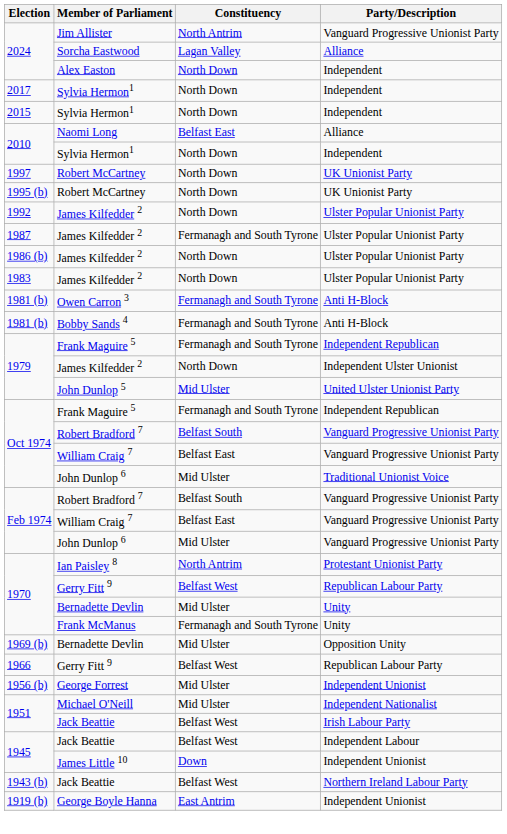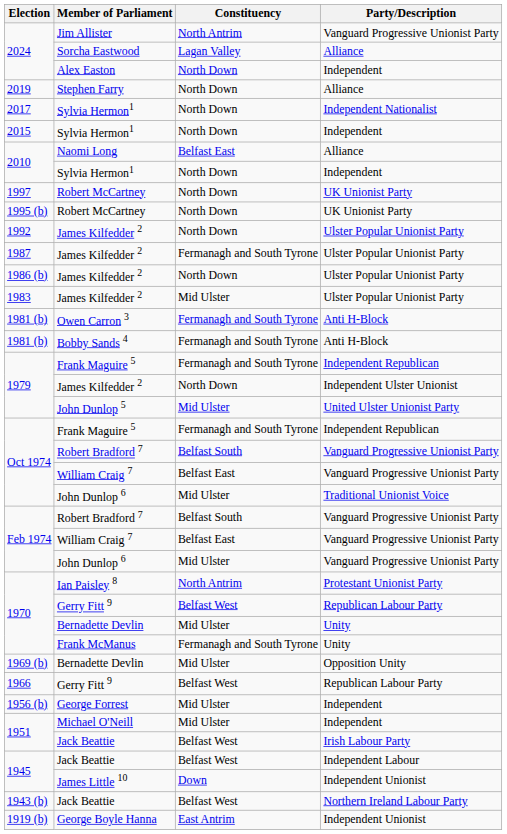+ row: (19, 88)
(353, 90) Independent -> (380, 109) Independent Nationalist
(208, 278) North Down -> (204, 297) Mid Ulster
(375, 685) Independent Unionist -> (353, 704) Independent
(380, 704) Independent Nationalist -> (353, 722) Independent
